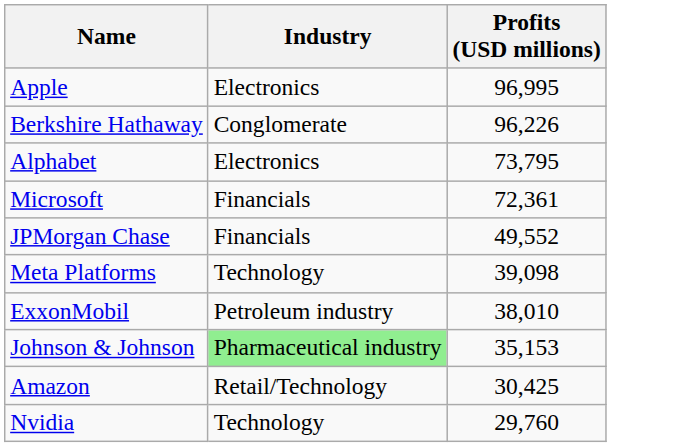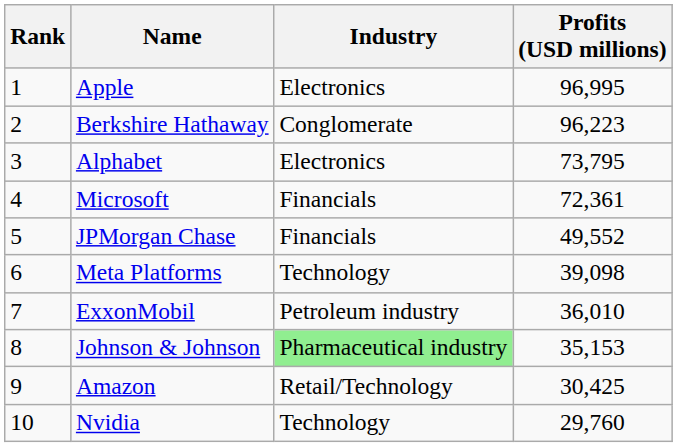+ column: (38, 36)
(527, 124) 96,226 -> (592, 124) 96,223
(527, 310) 38,010 -> (592, 310) 36,010
